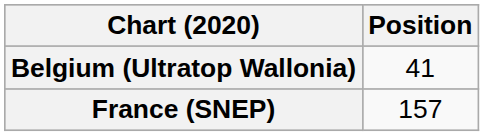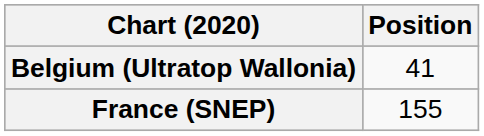(420, 109) 157 -> (420, 109) 155
